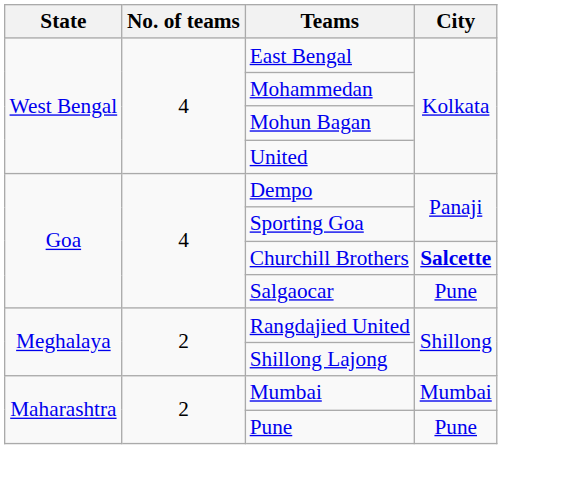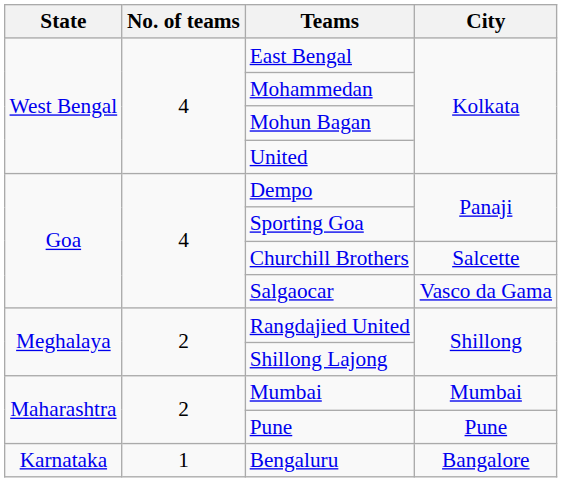(456, 257) bold -> (486, 257) normal
(456, 291) Pune -> (486, 291) Vasco da Gama
+ row: (294, 460)
